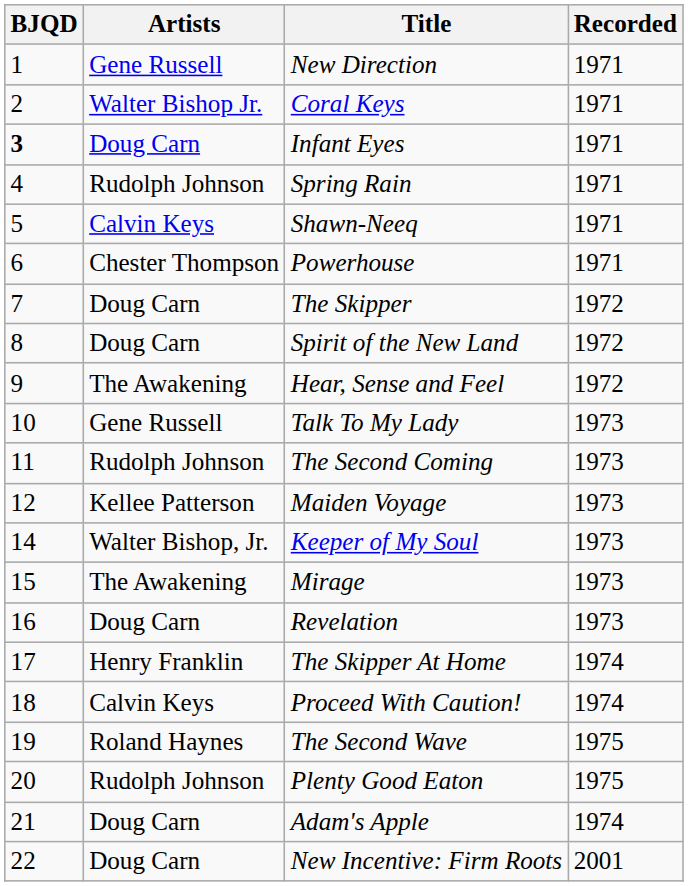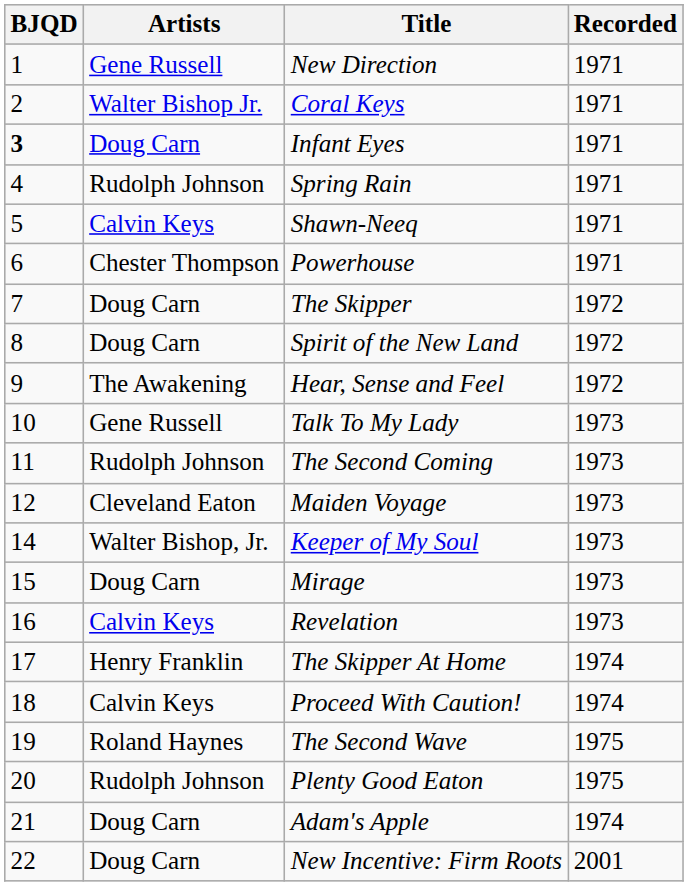(172, 502) Kellee Patterson -> (173, 502) Cleveland Eaton
(168, 582) The Awakening -> (145, 582) Doug Carn
(145, 622) Doug Carn -> (152, 622) Calvin Keys
